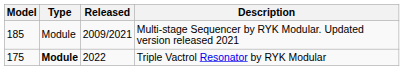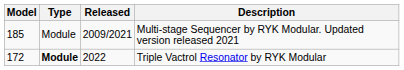(15, 57) 175 -> (15, 57) 172
